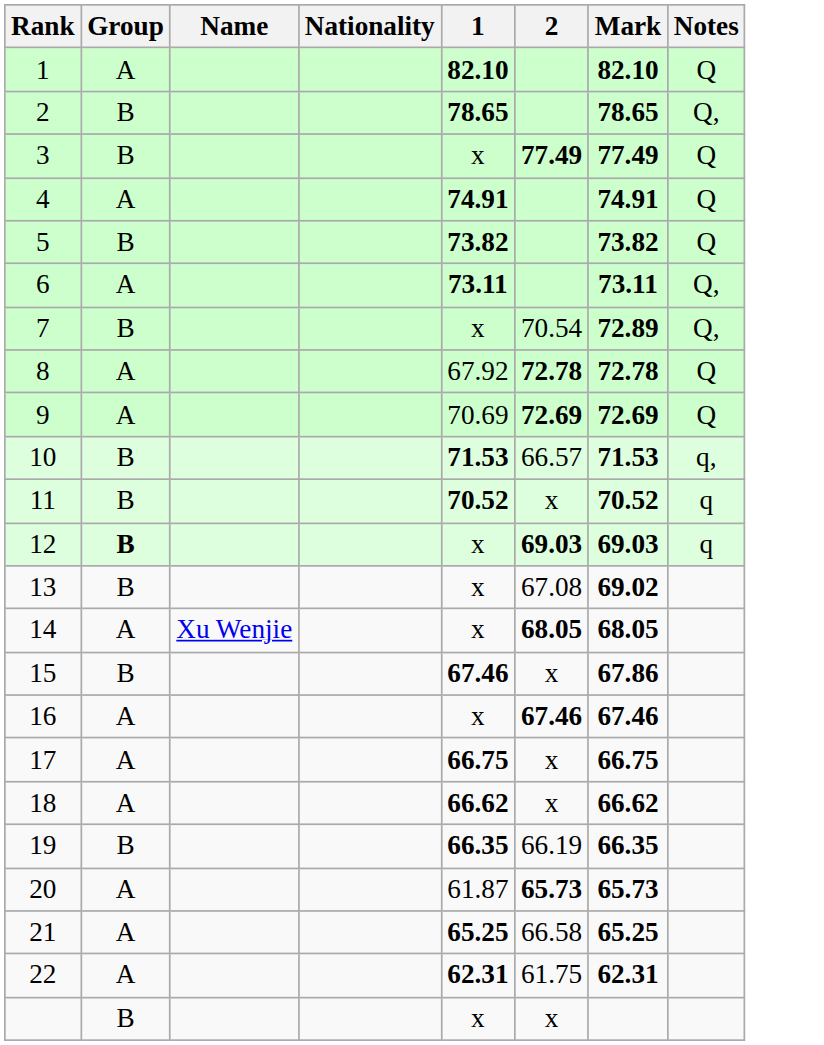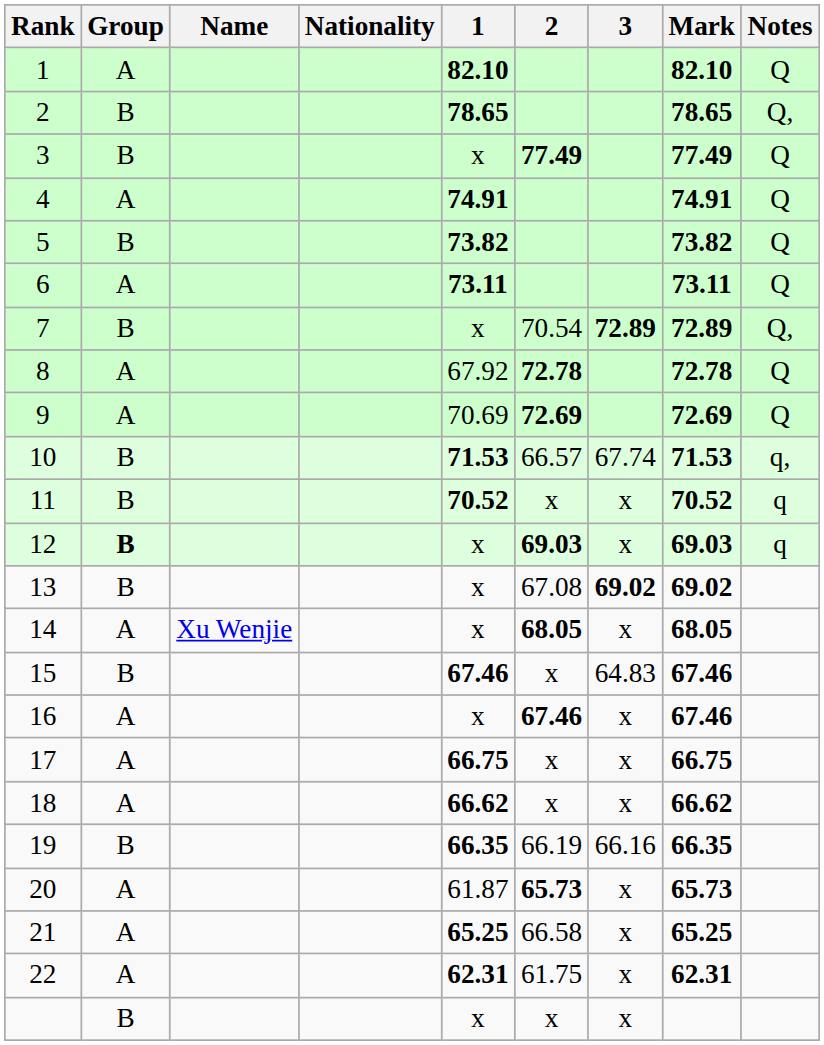+ column: (625, 26)
(706, 284) Q, -> (780, 284) Q
(628, 673) 67.86 -> (702, 673) 67.46
